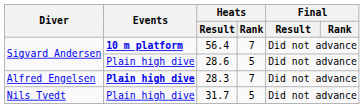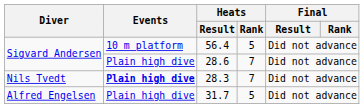(145, 45) bold -> (145, 45) normal
(252, 45) 7 -> (252, 45) 5
(252, 62) 5 -> (252, 62) 7
(51, 78) Alfred Engelsen -> (36, 78) Nils Tvedt
(36, 95) Nils Tvedt -> (51, 95) Alfred Engelsen
